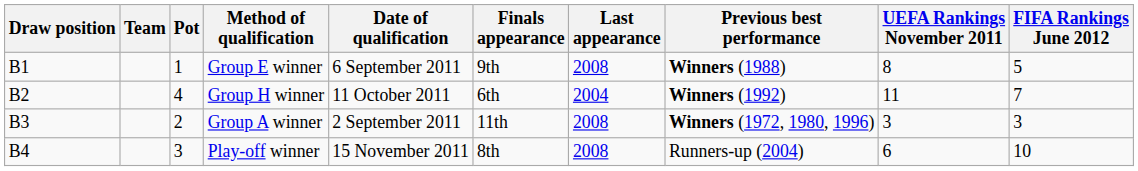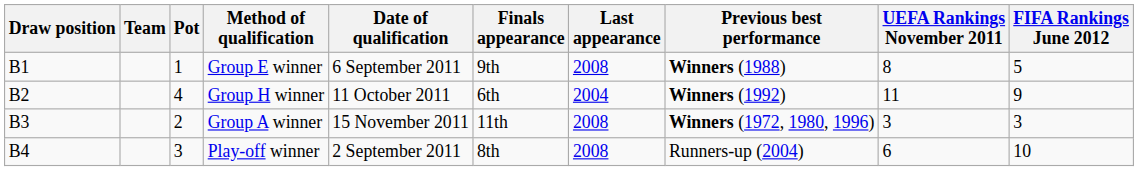(1018, 94) 7 -> (1018, 94) 9
(397, 123) 2 September 2011 -> (401, 123) 15 November 2011
(401, 151) 15 November 2011 -> (397, 151) 2 September 2011
